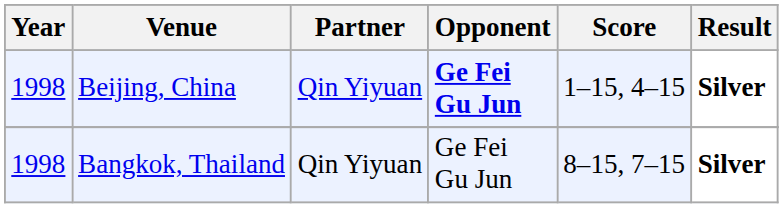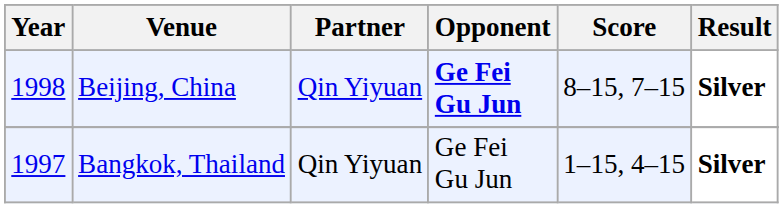(624, 87) 1–15, 4–15 -> (624, 87) 8–15, 7–15
(38, 164) 1998 -> (38, 164) 1997
(624, 164) 8–15, 7–15 -> (624, 164) 1–15, 4–15
